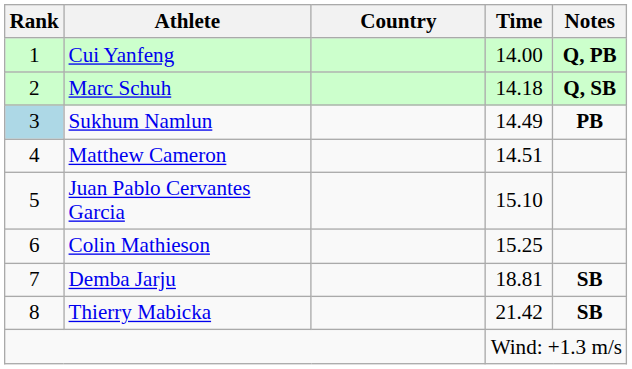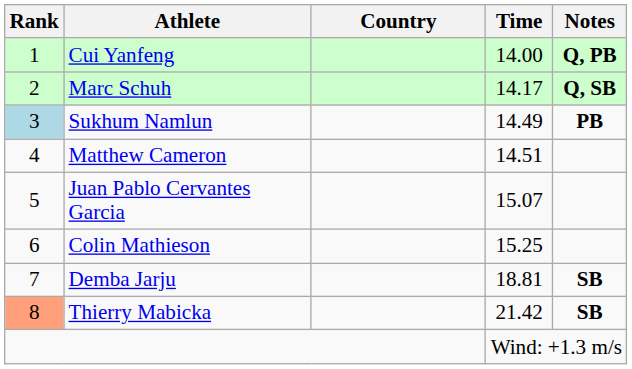(519, 88) 14.18 -> (519, 88) 14.17
(519, 200) 15.10 -> (519, 200) 15.07
(34, 312) no background -> (34, 312) lightsalmon background
